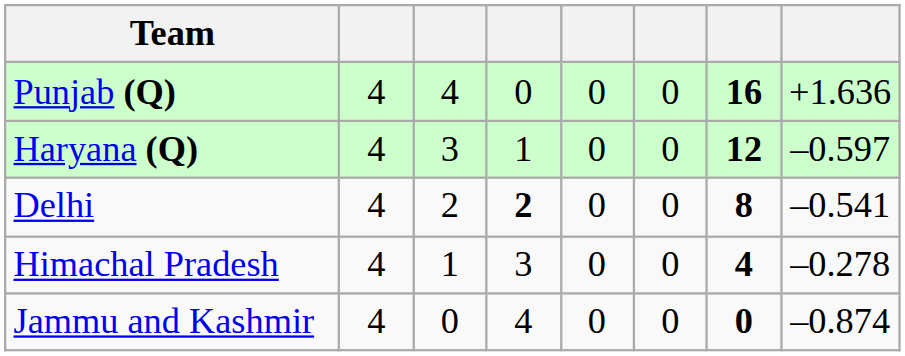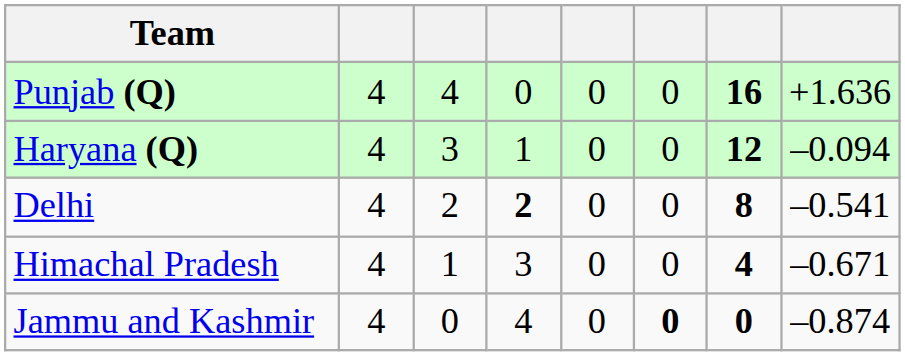(840, 148) –0.597 -> (840, 148) –0.094
(840, 263) –0.278 -> (840, 263) –0.671
(670, 321) normal -> (670, 321) bold
